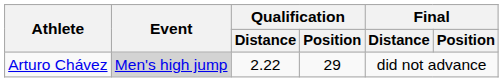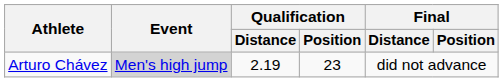(265, 65) 2.22 -> (265, 65) 2.19
(332, 65) 29 -> (332, 65) 23
